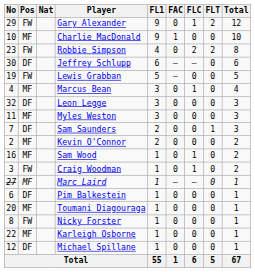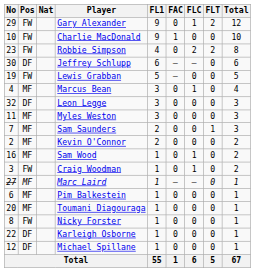(27, 38) MF -> (27, 38) FW
(27, 130) DF -> (27, 130) MF
(27, 195) DF -> (27, 195) MF
(27, 235) MF -> (27, 235) DF
